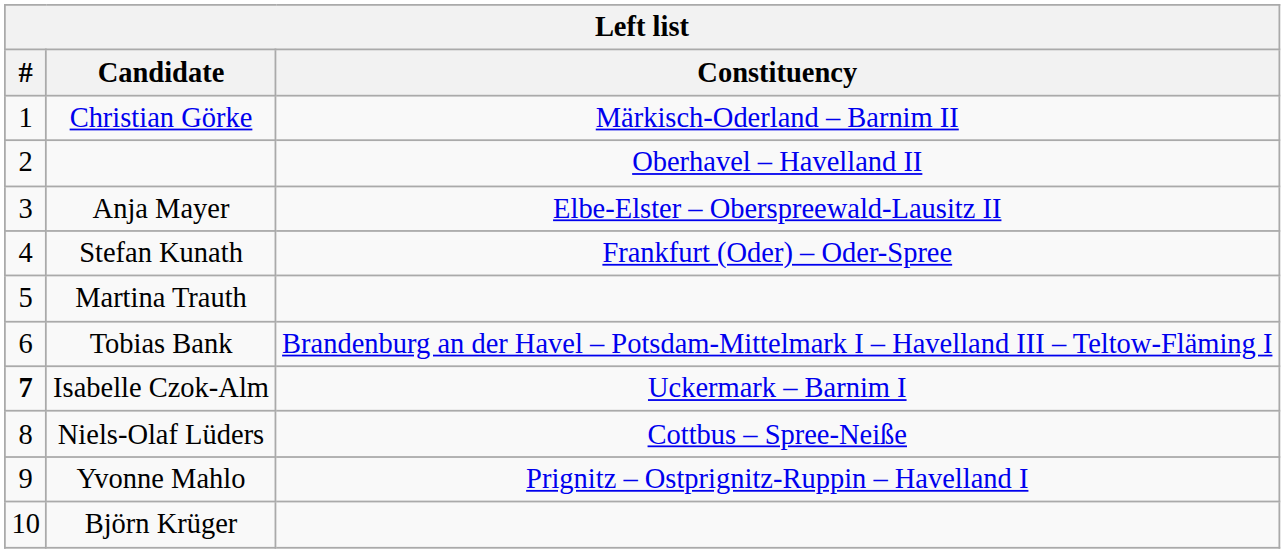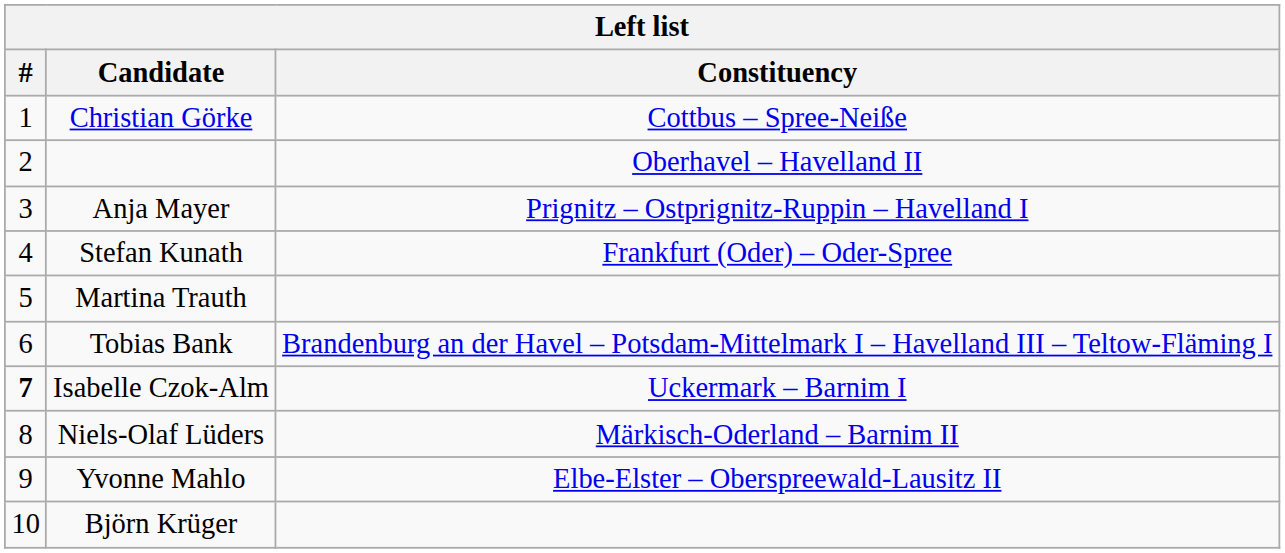(777, 117) Märkisch-Oderland – Barnim II -> (777, 117) Cottbus – Spree-Neiße
(777, 207) Elbe-Elster – Oberspreewald-Lausitz II -> (777, 207) Prignitz – Ostprignitz-Ruppin – Havelland I
(777, 433) Cottbus – Spree-Neiße -> (777, 433) Märkisch-Oderland – Barnim II
(777, 478) Prignitz – Ostprignitz-Ruppin – Havelland I -> (777, 478) Elbe-Elster – Oberspreewald-Lausitz II
